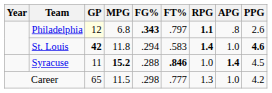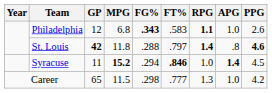(96, 29) lightyellow background -> (96, 29) no background
(178, 29) .797 -> (178, 29) .583
(236, 29) .8 -> (233, 29) 1.0
(150, 46) .294 -> (150, 46) .288
(178, 46) .583 -> (178, 46) .797
(233, 46) 1.0 -> (236, 46) .8
(150, 63) .288 -> (150, 63) .294
